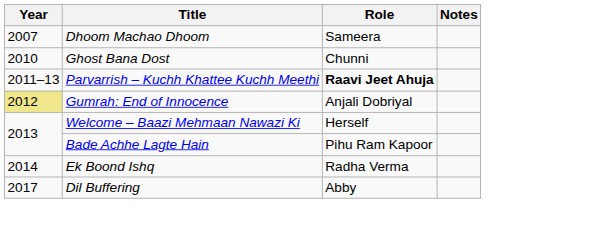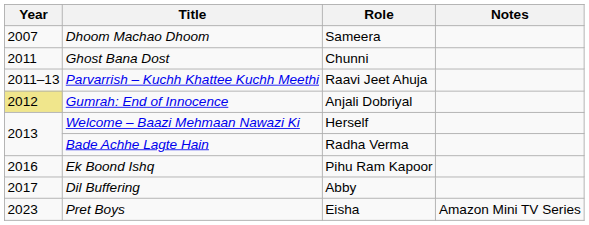(23, 58) 2010 -> (22, 58) 2011
(379, 79) bold -> (376, 79) normal
(379, 144) Pihu Ram Kapoor -> (367, 144) Radha Verma
(23, 166) 2014 -> (23, 166) 2016
(367, 166) Radha Verma -> (379, 166) Pihu Ram Kapoor
+ row: (95, 209)
